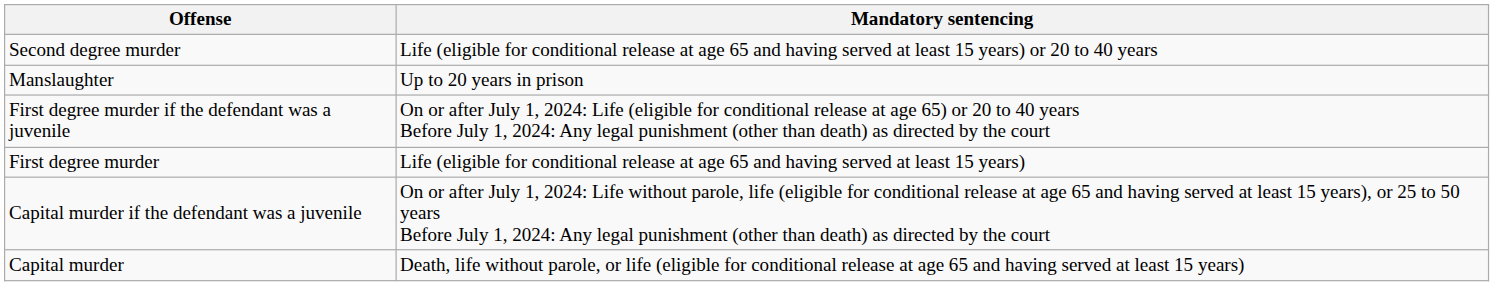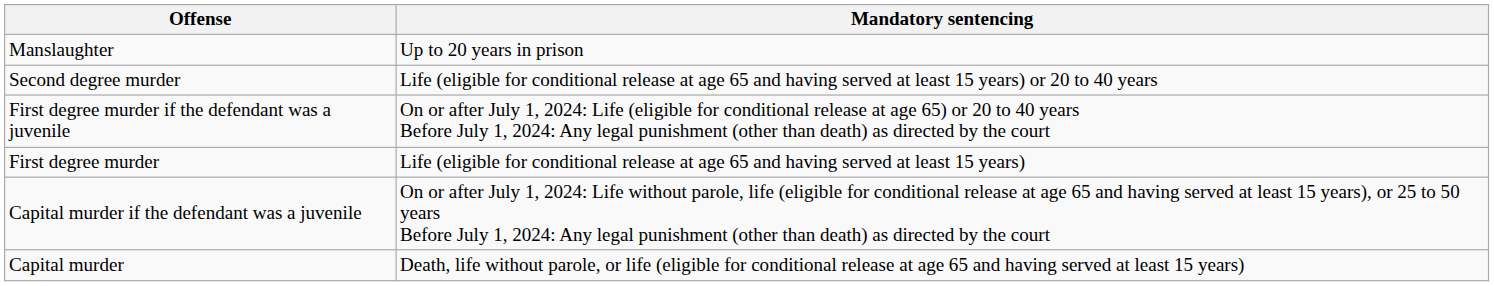rows swapped: (61, 79) <-> (95, 49)
